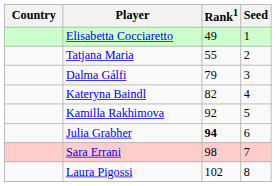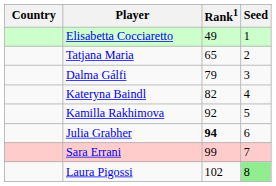(211, 56) 55 -> (211, 56) 65
(211, 152) 98 -> (211, 152) 99
(247, 171) no background -> (247, 171) lightgreen background
